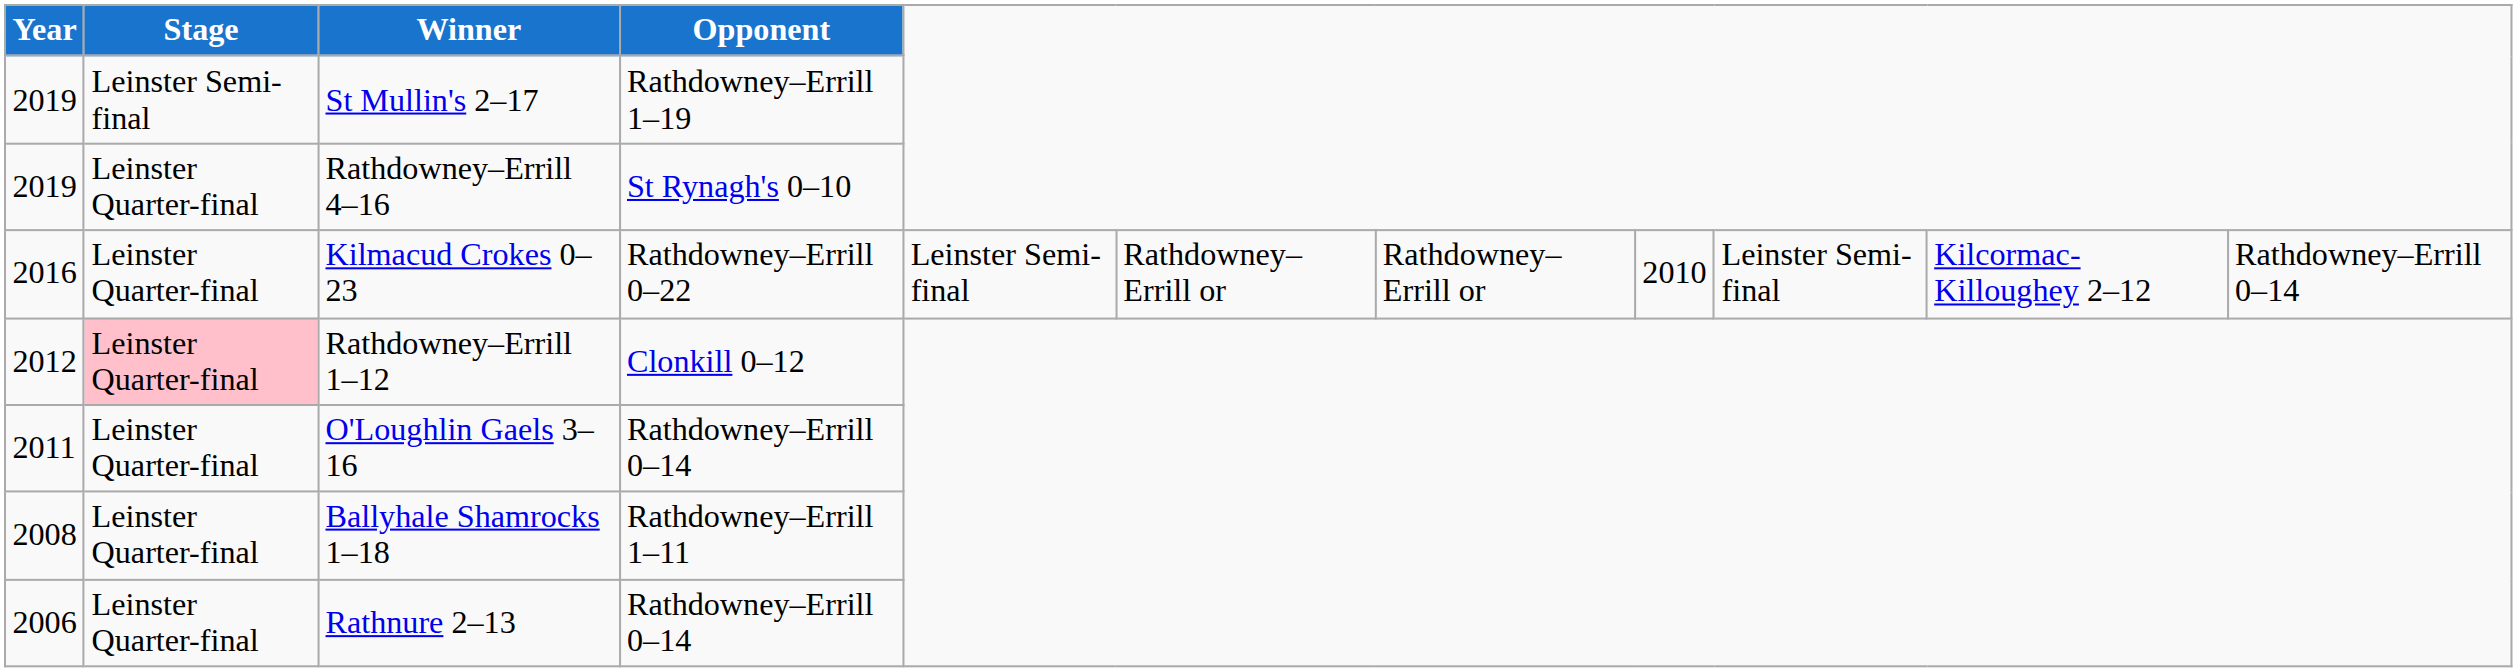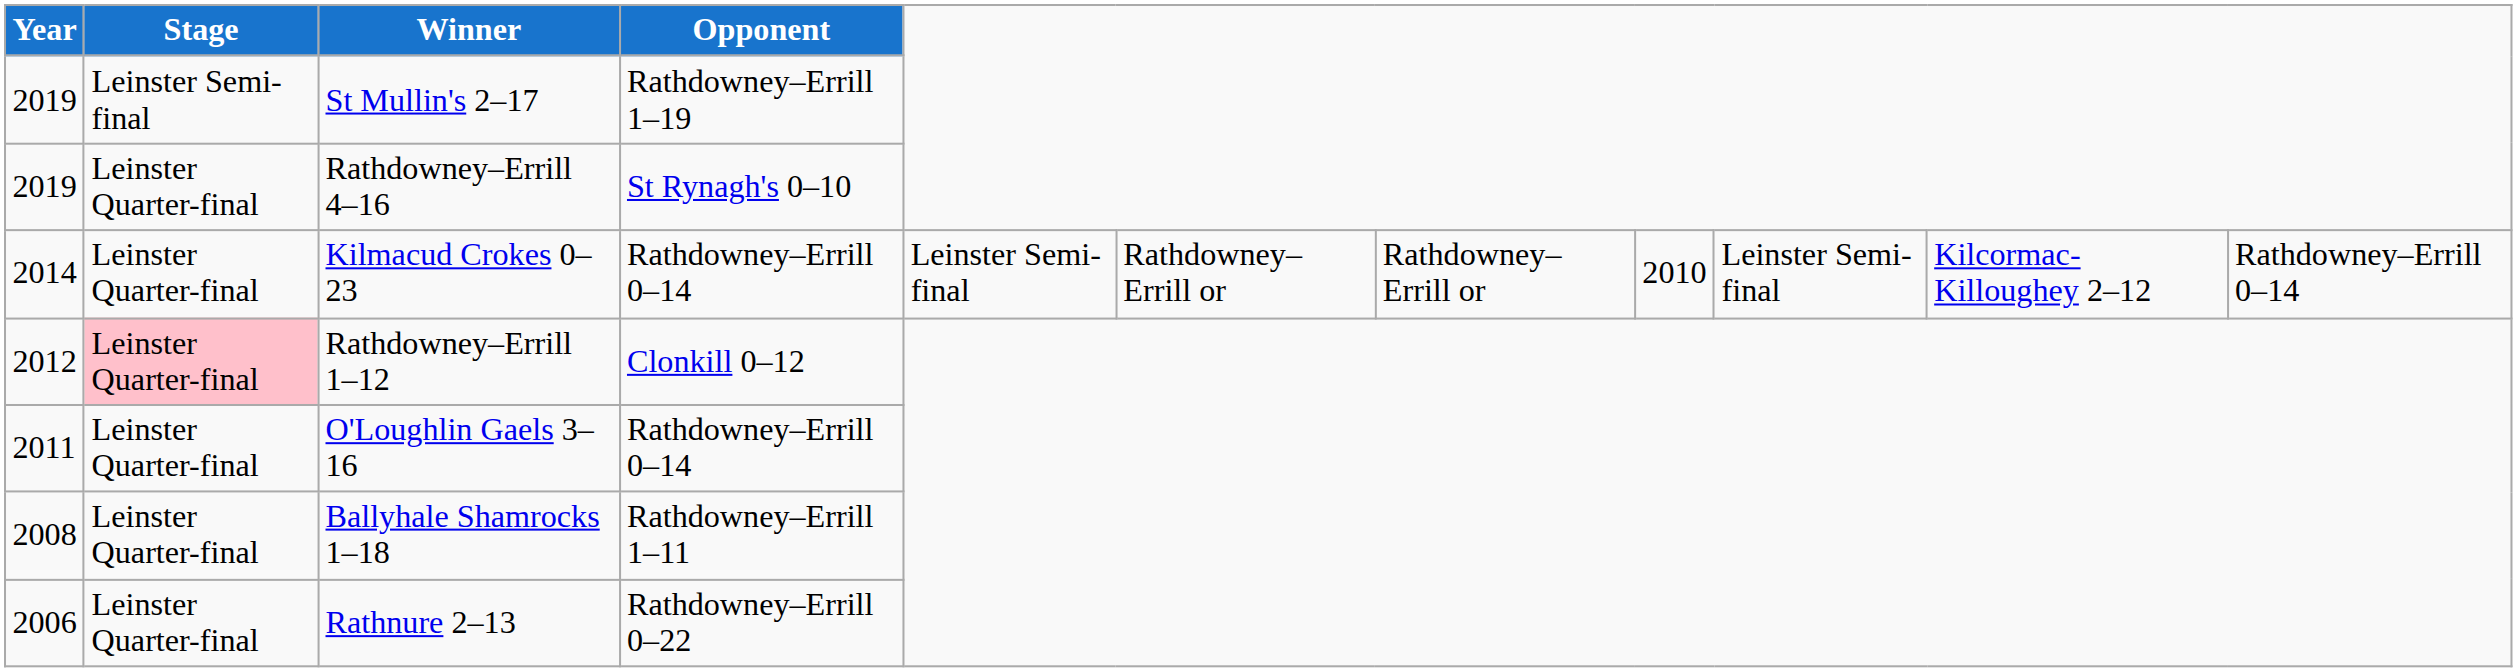(45, 273) 2016 -> (45, 273) 2014
(750, 273) Rathdowney–Errill 0–22 -> (750, 273) Rathdowney–Errill 0–14
(750, 622) Rathdowney–Errill 0–14 -> (750, 622) Rathdowney–Errill 0–22
